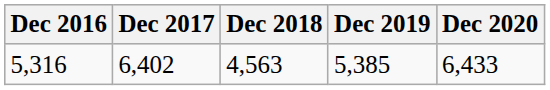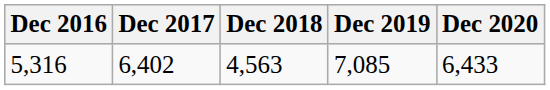(362, 63) 5,385 -> (362, 63) 7,085
